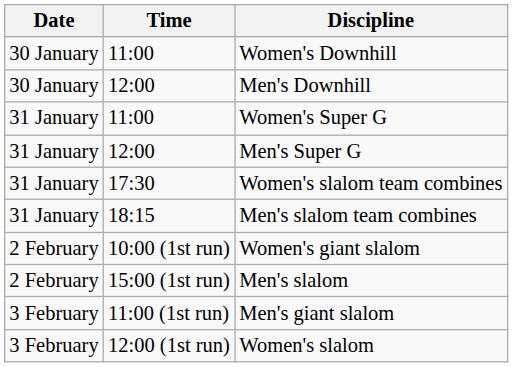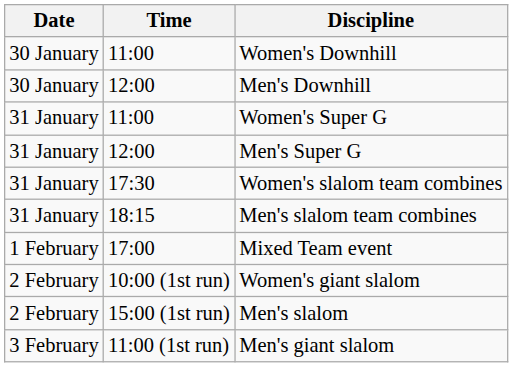+ row: (316, 248)
- row: (307, 345)
